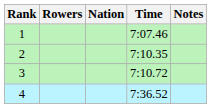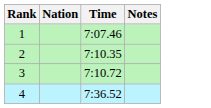- column: (62, 14)
